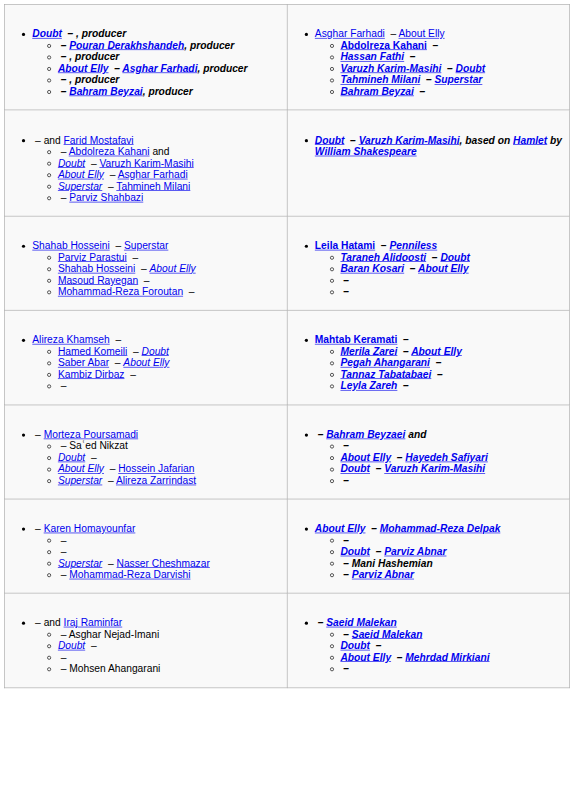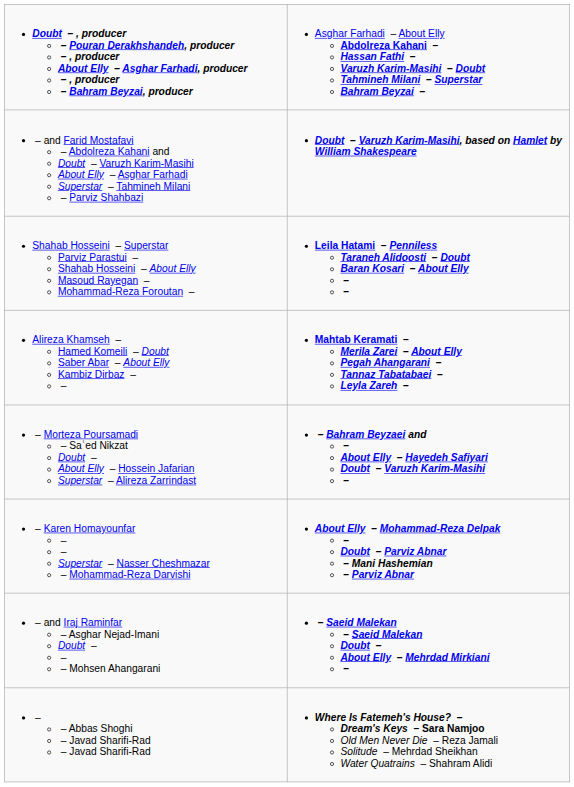+ row: (146, 735)
